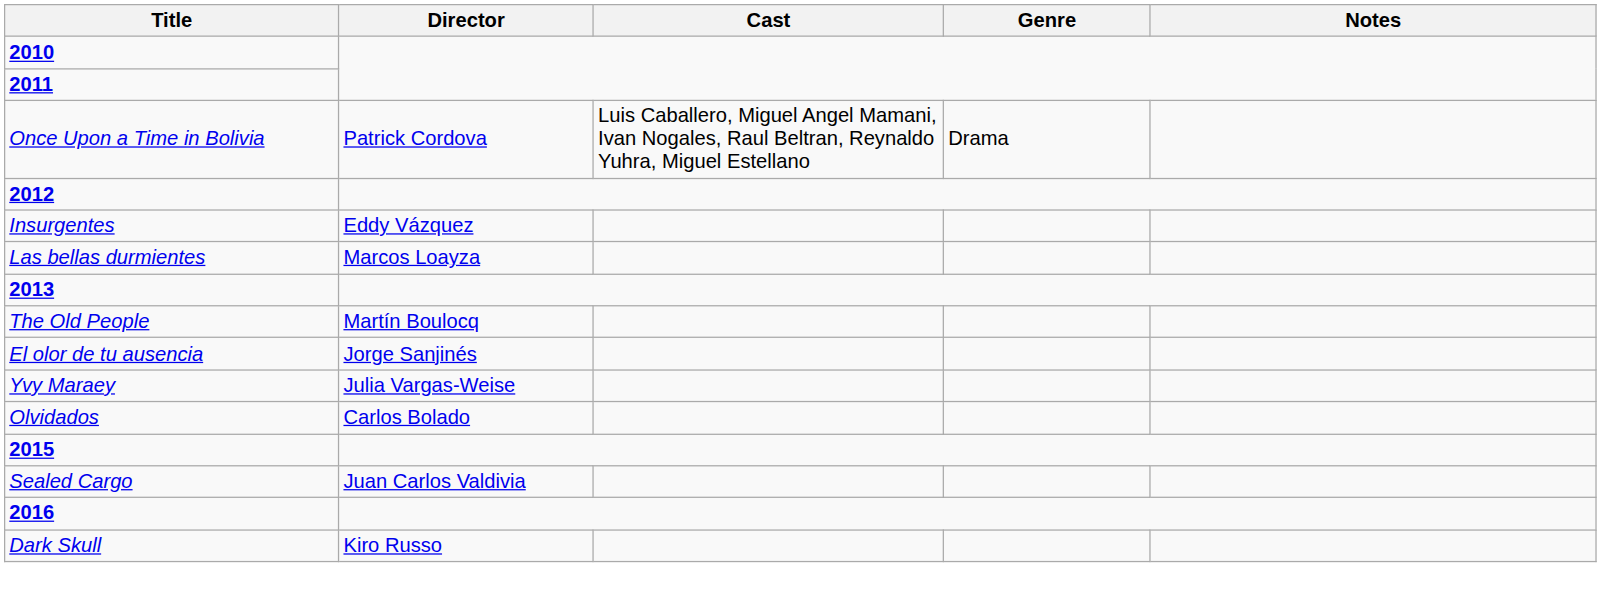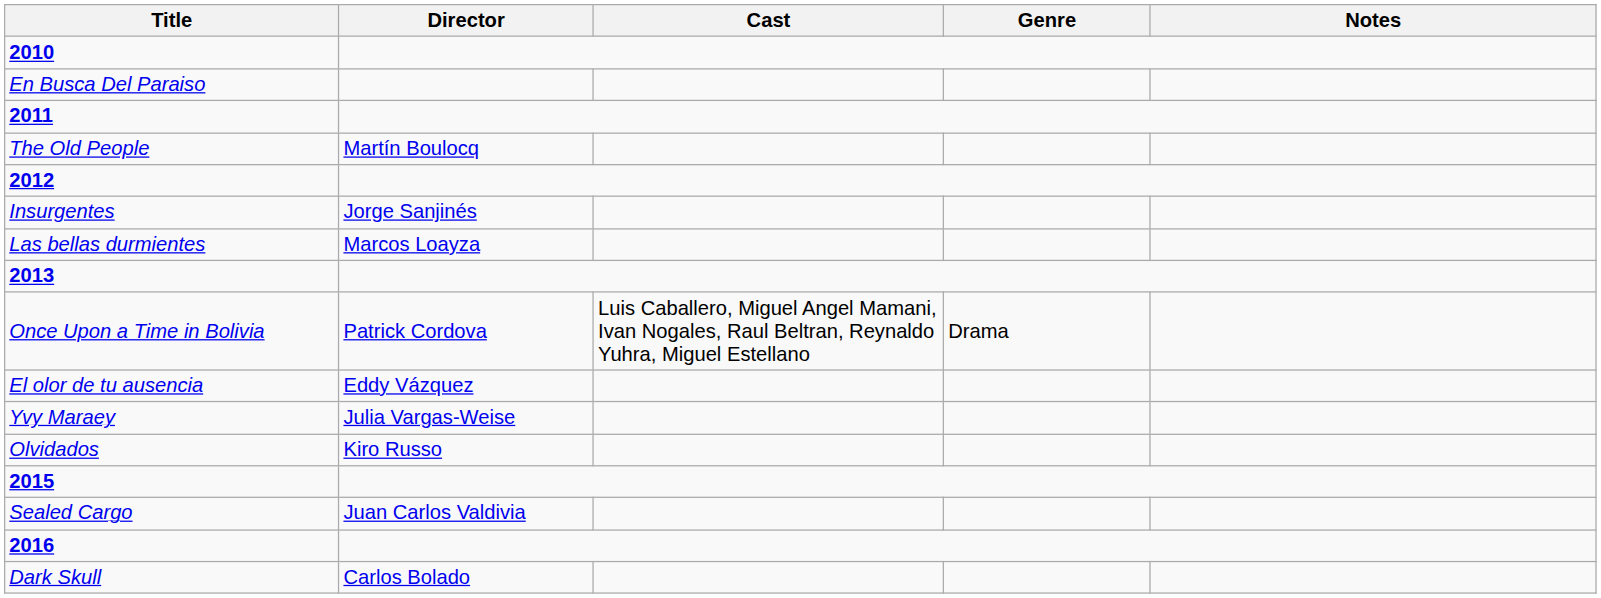+ row: (107, 84)
rows swapped: (79, 321) <-> (137, 139)
(408, 225) Eddy Vázquez -> (410, 212) Jorge Sanjinés
(410, 353) Jorge Sanjinés -> (408, 385) Eddy Vázquez
(407, 417) Carlos Bolado -> (393, 449) Kiro Russo
(393, 545) Kiro Russo -> (407, 577) Carlos Bolado
